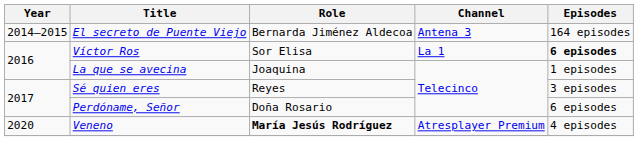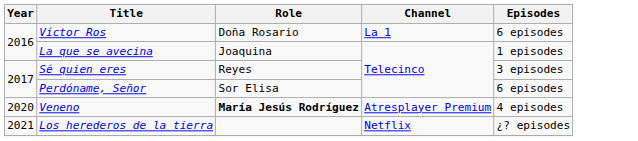- row: (160, 32)
(282, 51) Sor Elisa -> (259, 32) Doña Rosario
(584, 51) bold -> (530, 32) normal
(292, 107) Doña Rosario -> (249, 88) Sor Elisa
+ row: (126, 126)
